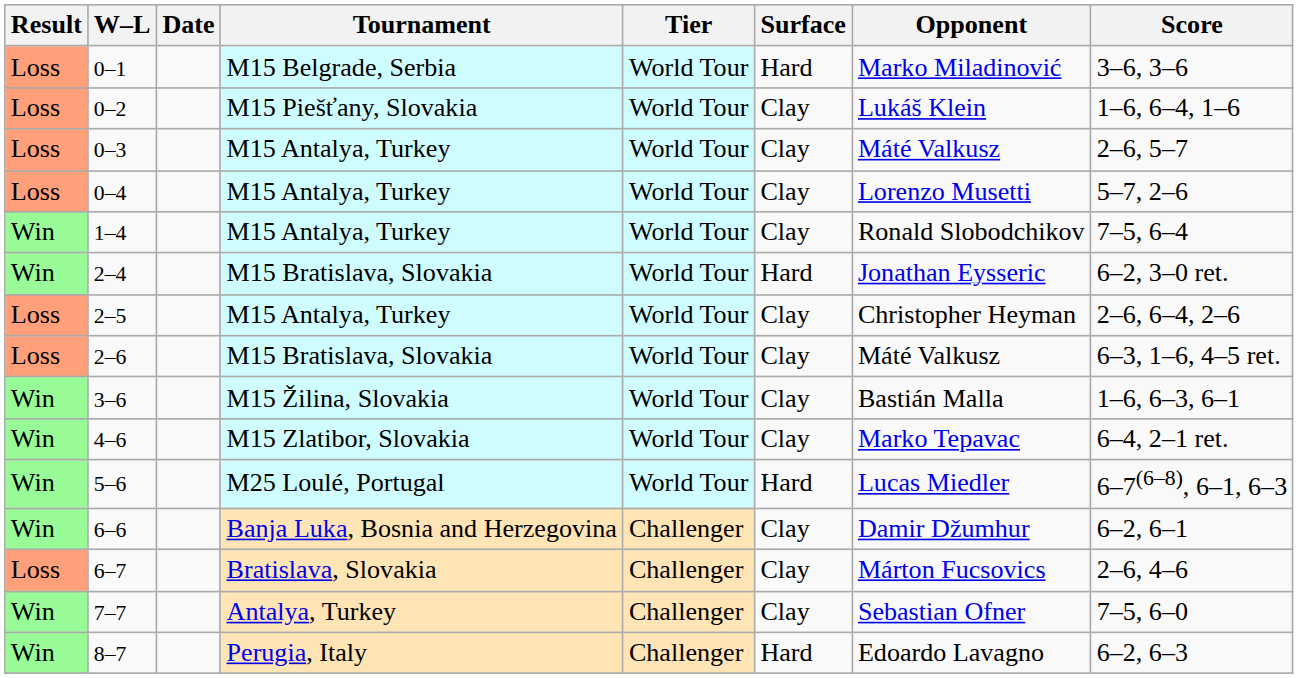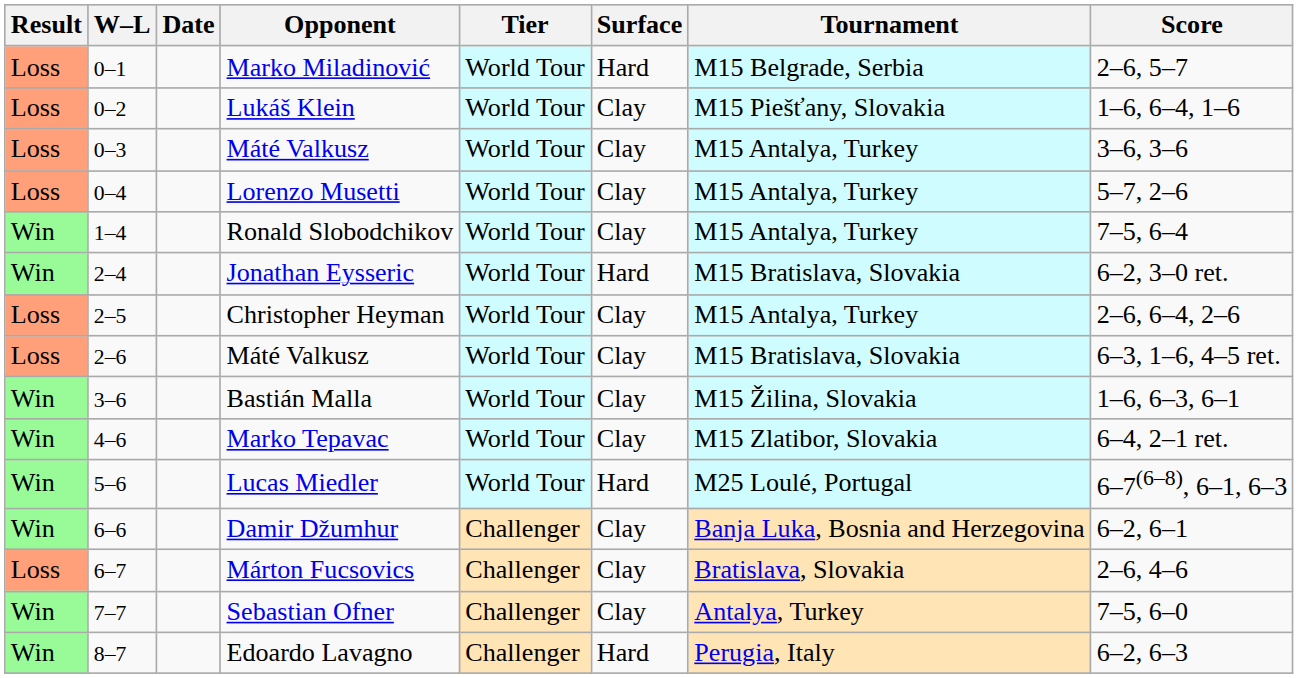columns swapped: (422, 25) <-> (971, 25)
(1142, 66) 3–6, 3–6 -> (1142, 66) 2–6, 5–7
(1142, 149) 2–6, 5–7 -> (1142, 149) 3–6, 3–6
